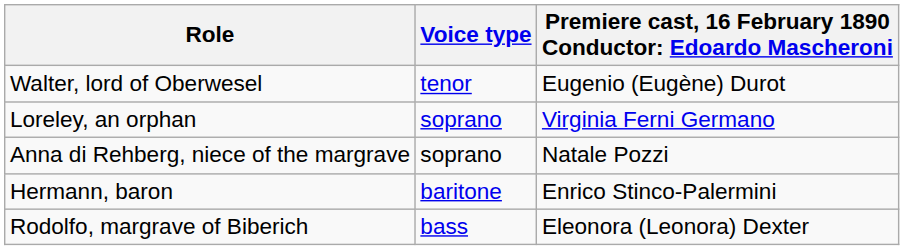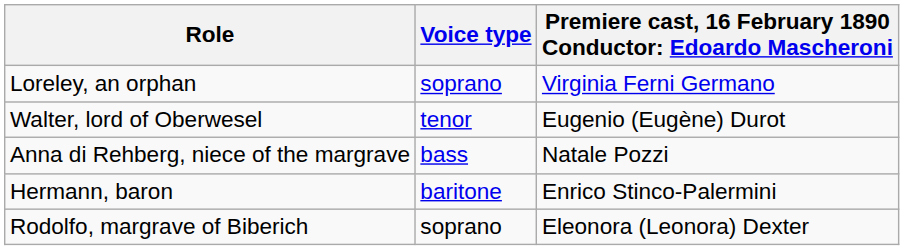rows swapped: (103, 119) <-> (136, 83)
(461, 155) soprano -> (444, 155) bass
(444, 226) bass -> (461, 226) soprano
